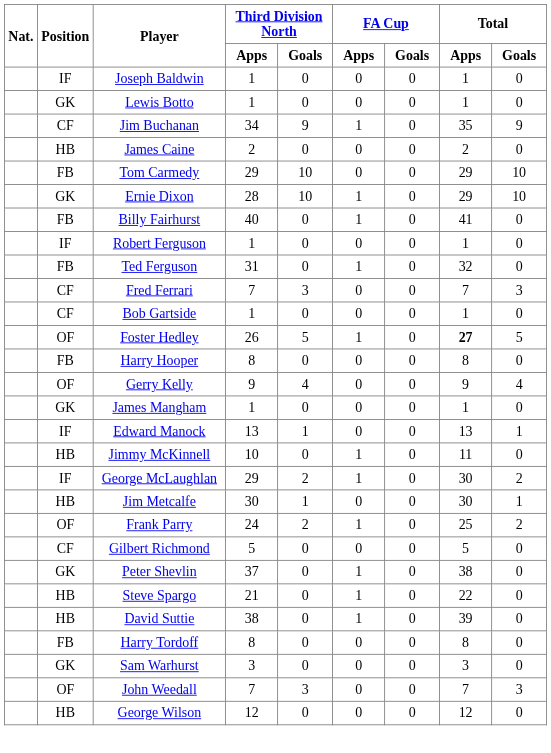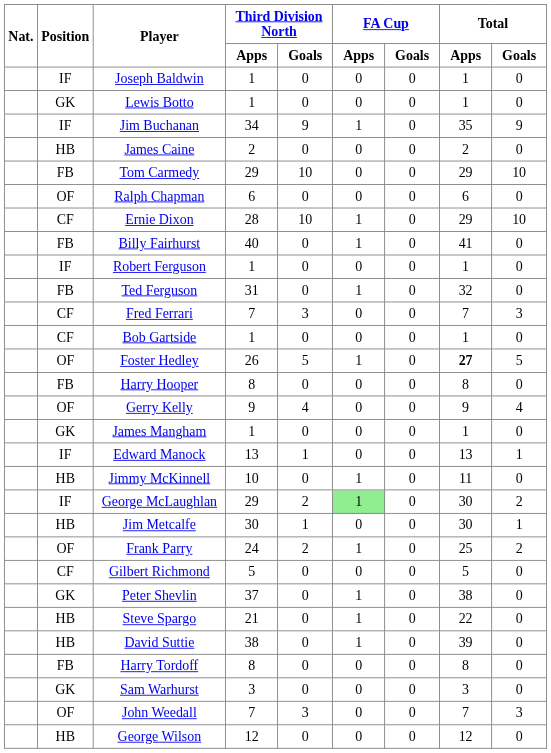(65, 125) CF -> (65, 125) IF
+ row: (159, 196)
(65, 196) GK -> (65, 219) CF
(359, 478) no background -> (359, 501) lightgreen background
